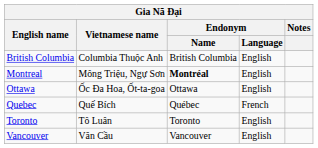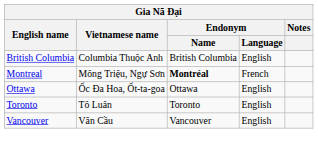(256, 74) English -> (255, 74) French
- row: (21, 105)
